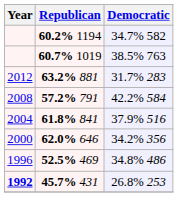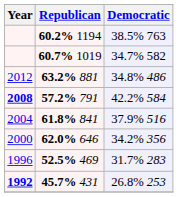(138, 35) 34.7% 582 -> (138, 35) 38.5% 763
(138, 56) 38.5% 763 -> (138, 56) 34.7% 582
(138, 77) 31.7% 283 -> (138, 77) 34.8% 486
(20, 98) normal -> (20, 98) bold
(138, 160) 34.8% 486 -> (138, 160) 31.7% 283
